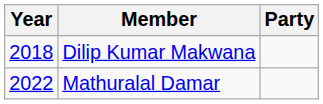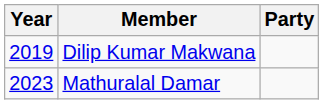(31, 51) 2018 -> (31, 51) 2019
(31, 83) 2022 -> (31, 83) 2023
